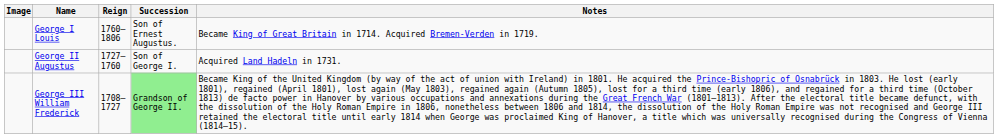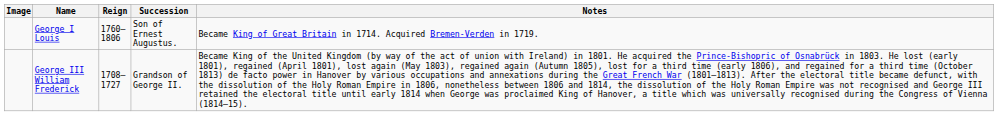- row: (57, 61)
(160, 103) lightgreen background -> (160, 80) no background
